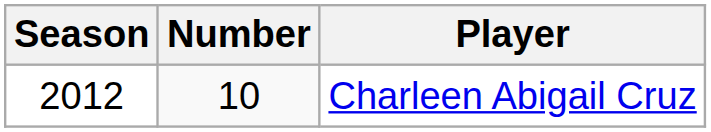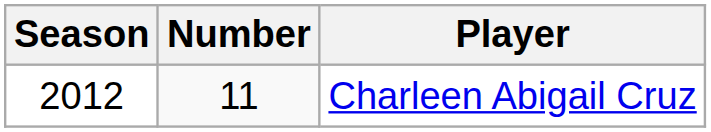(239, 95) 10 -> (239, 95) 11
